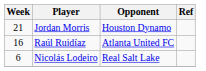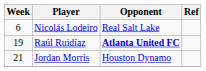rows swapped: (66, 58) <-> (62, 27)
(18, 43) 16 -> (18, 43) 19
(138, 43) normal -> (141, 43) bold
